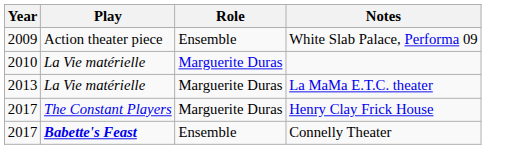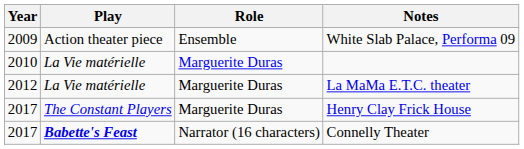(23, 86) 2013 -> (23, 86) 2012
(207, 132) Ensemble -> (249, 132) Narrator (16 characters)
